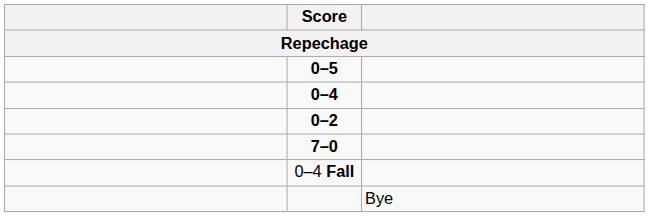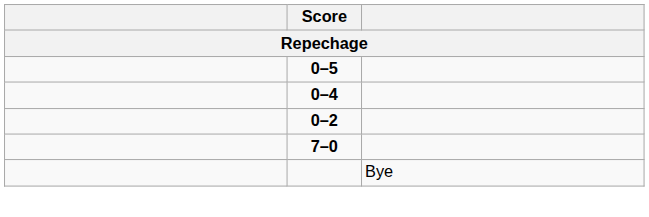- row: (324, 172)
